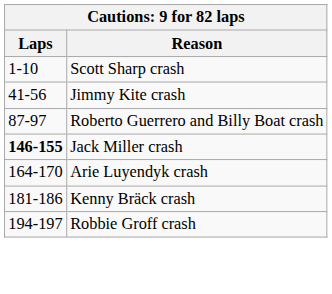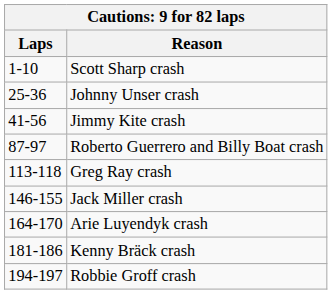+ row: (135, 95)
+ row: (121, 172)
(35, 146) bold -> (35, 198) normal
